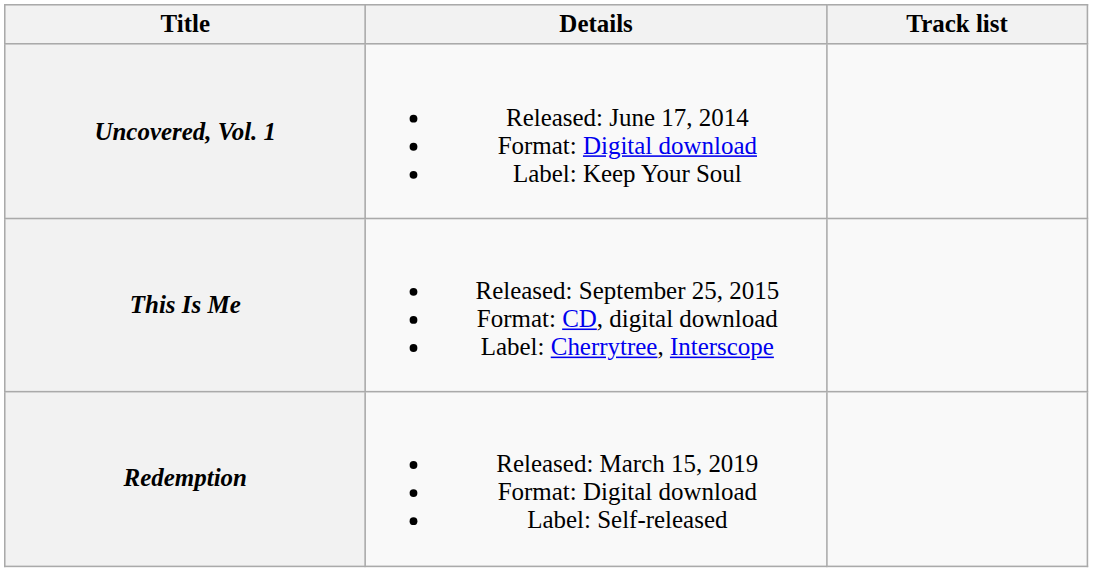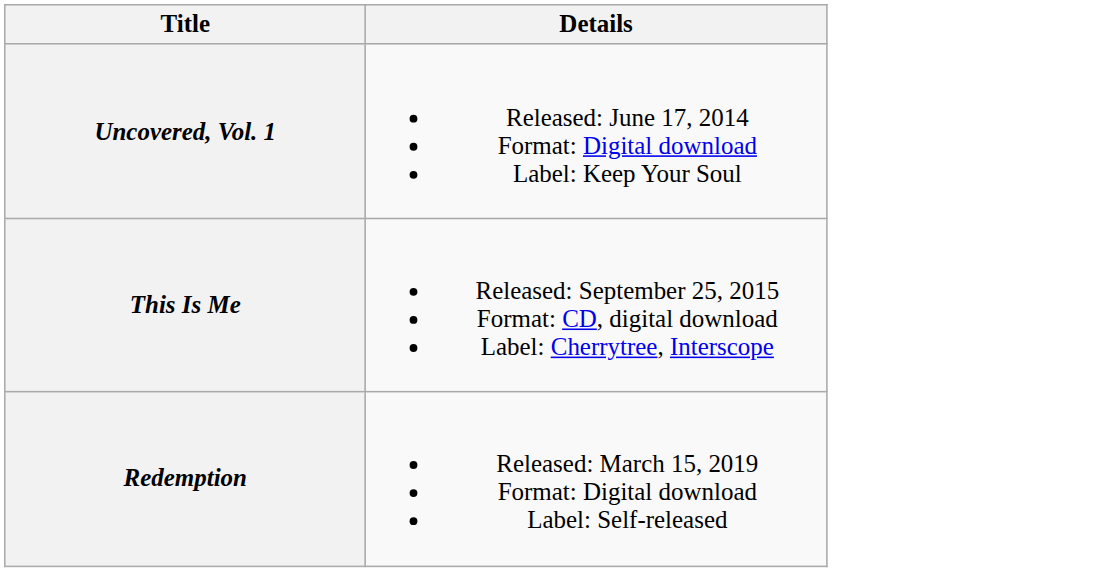- column: (957, 24)
